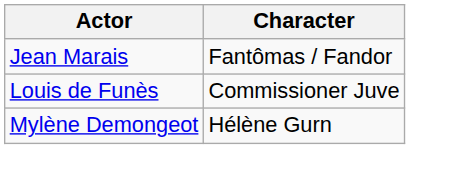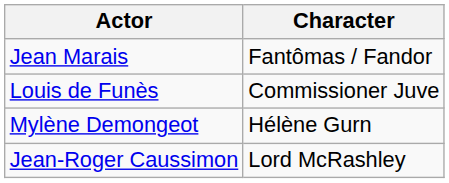+ row: (124, 159)
